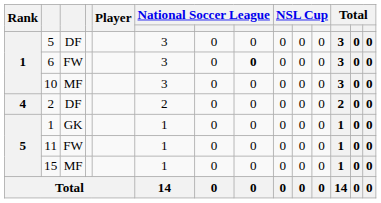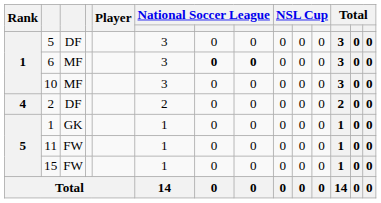(73, 62) FW -> (73, 62) MF
(214, 62) normal -> (214, 62) bold
(73, 166) MF -> (73, 166) FW
